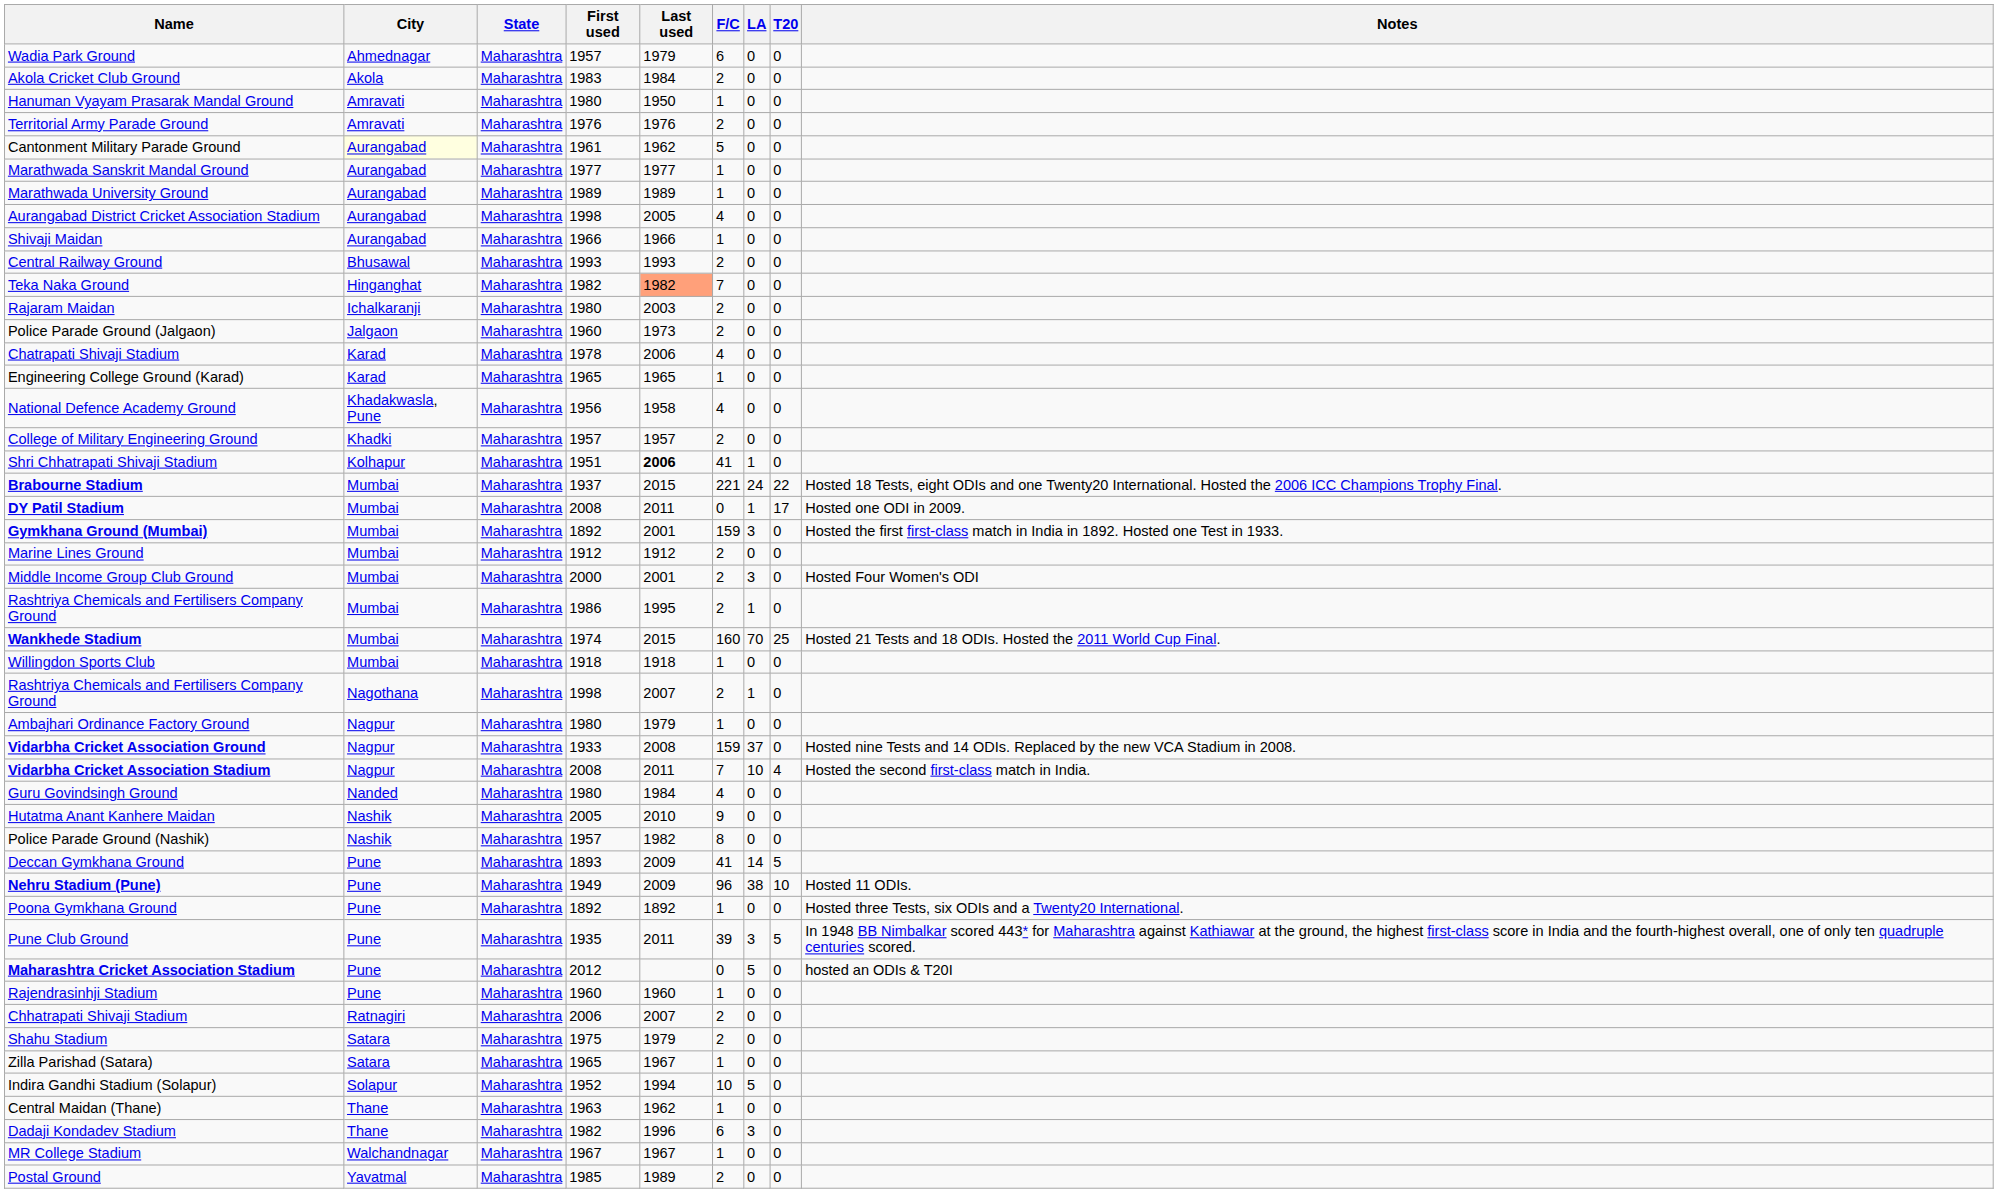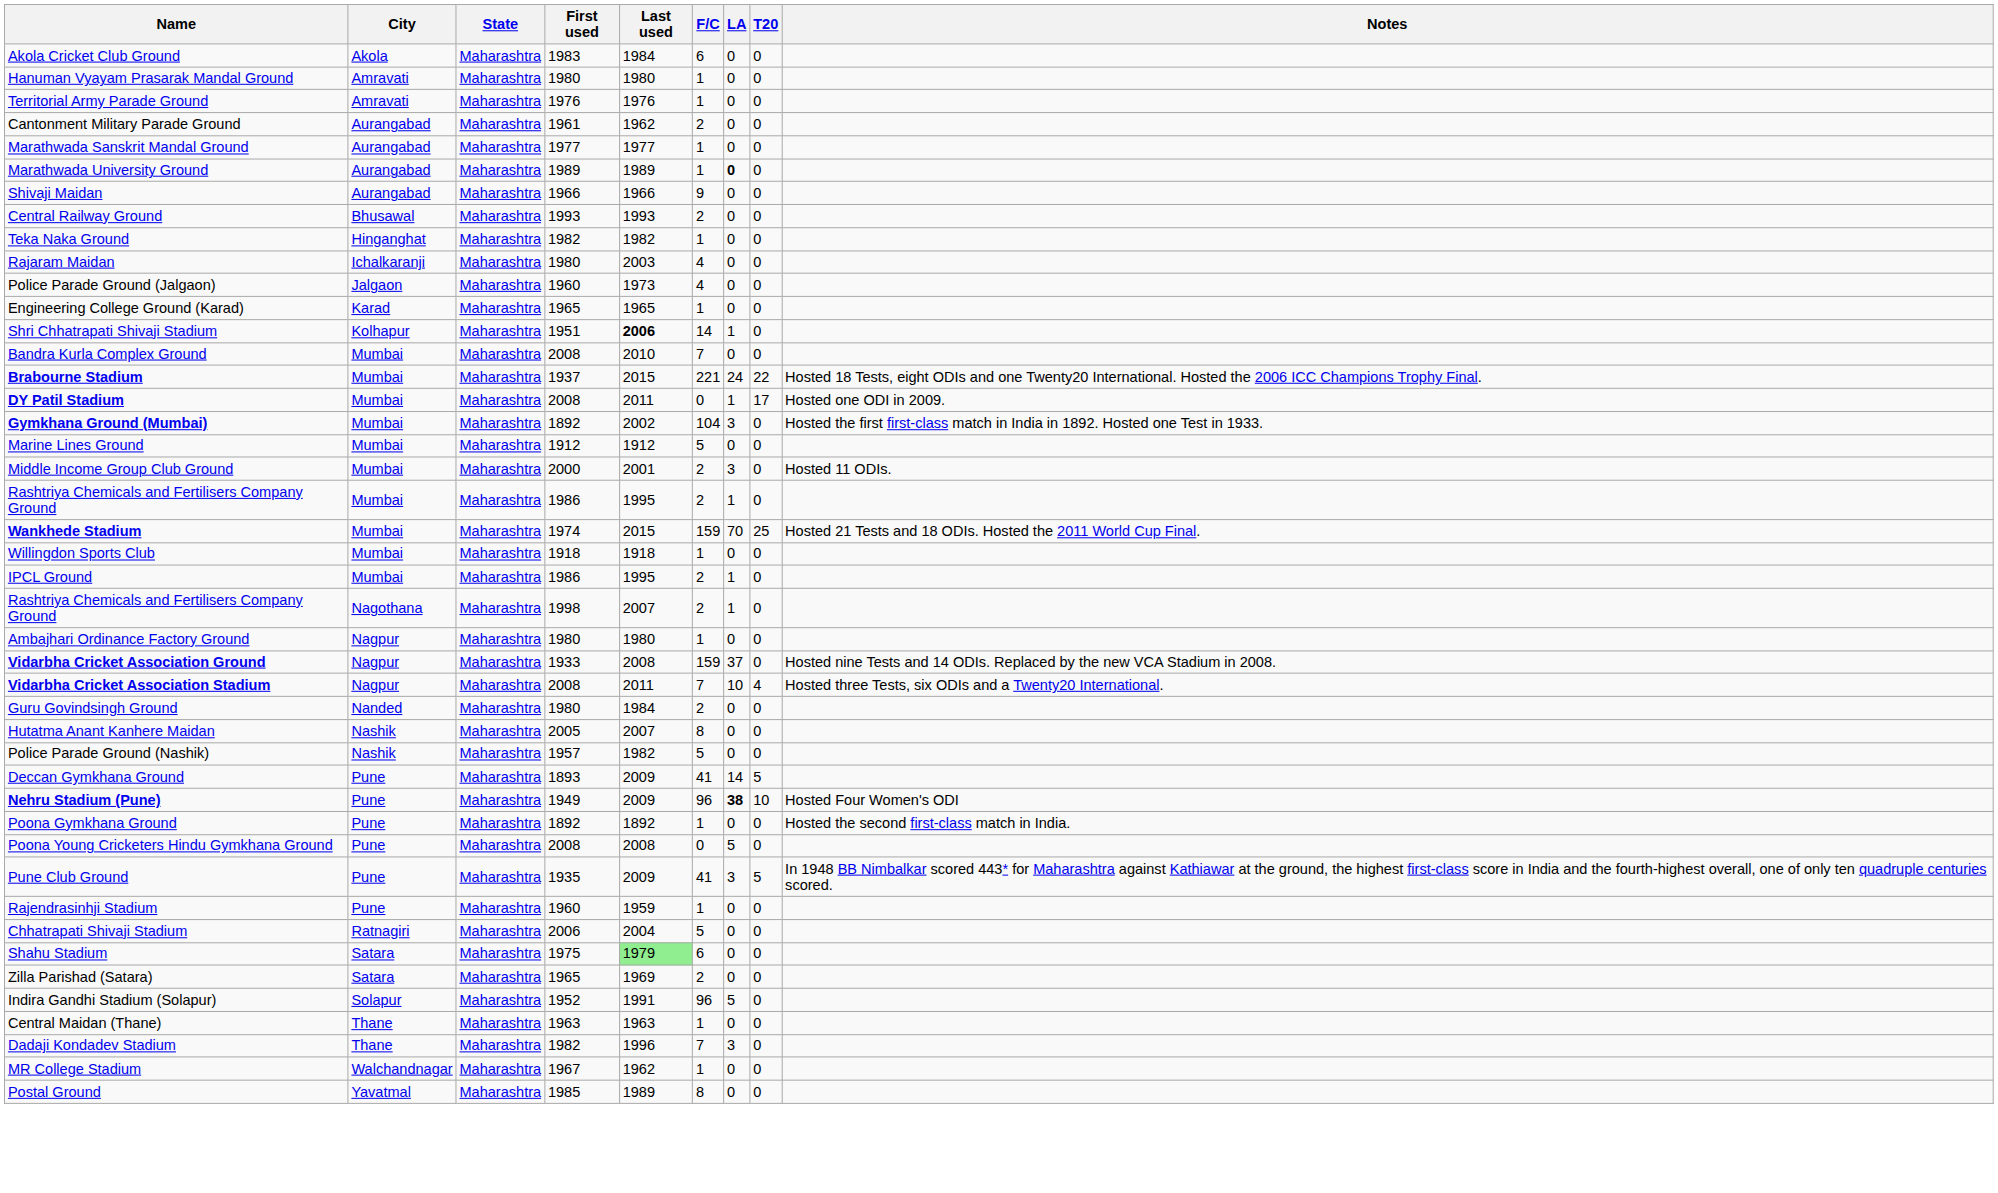- row: (71, 56)
(720, 78) 2 -> (700, 56) 6
(659, 101) 1950 -> (639, 78) 1980
(720, 124) 2 -> (700, 101) 1
(387, 147) lightyellow background -> (391, 124) no background
(720, 147) 5 -> (700, 124) 2
(751, 193) normal -> (731, 170) bold
- row: (164, 216)
(720, 239) 1 -> (700, 193) 9
(659, 285) lightsalmon background -> (639, 239) no background
(720, 285) 7 -> (700, 239) 1
(720, 308) 2 -> (700, 262) 4
(720, 331) 2 -> (700, 285) 4
- row: (94, 354)
- row: (122, 408)
- row: (133, 439)
(724, 462) 41 -> (704, 331) 14
+ row: (107, 354)
(659, 531) 2001 -> (639, 423) 2002
(728, 531) 159 -> (708, 423) 104
(720, 554) 2 -> (700, 446) 5
(892, 577) Hosted Four Women's ODI -> (838, 469) Hosted 11 ODIs.
(728, 639) 160 -> (708, 531) 159
+ row: (50, 577)
(659, 724) 1979 -> (639, 639) 1980
(948, 770) Hosted the second first-class match in India. -> (974, 685) Hosted three Tests, six ODIs and a Twenty20 International.
(720, 793) 4 -> (700, 708) 2
(659, 816) 2010 -> (639, 731) 2007
(720, 816) 9 -> (700, 731) 8
(720, 839) 8 -> (700, 754) 5
(755, 885) normal -> (735, 800) bold
(858, 885) Hosted 11 ODIs. -> (872, 800) Hosted Four Women's ODI
(994, 908) Hosted three Tests, six ODIs and a Twenty20 International. -> (928, 823) Hosted the second first-class match in India.
+ row: (170, 846)
(659, 939) 2011 -> (639, 877) 2009
(724, 939) 39 -> (704, 877) 41
- row: (151, 970)
(659, 993) 1960 -> (639, 908) 1959
(659, 1016) 2007 -> (639, 931) 2004
(720, 1016) 2 -> (700, 931) 5
(659, 1039) no background -> (639, 954) lightgreen background
(720, 1039) 2 -> (700, 954) 6
(659, 1062) 1967 -> (639, 977) 1969
(720, 1062) 1 -> (700, 977) 2
(659, 1085) 1994 -> (639, 1000) 1991
(724, 1085) 10 -> (704, 1000) 96
(659, 1108) 1962 -> (639, 1023) 1963
(720, 1131) 6 -> (700, 1046) 7
(659, 1154) 1967 -> (639, 1069) 1962
(720, 1177) 2 -> (700, 1092) 8
